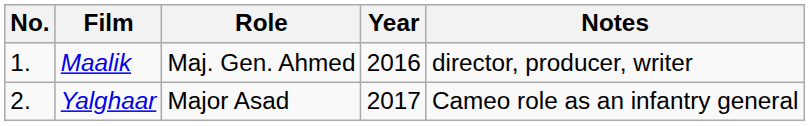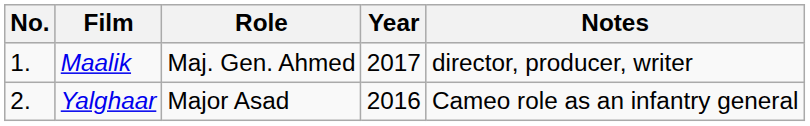(394, 62) 2016 -> (394, 62) 2017
(394, 100) 2017 -> (394, 100) 2016
